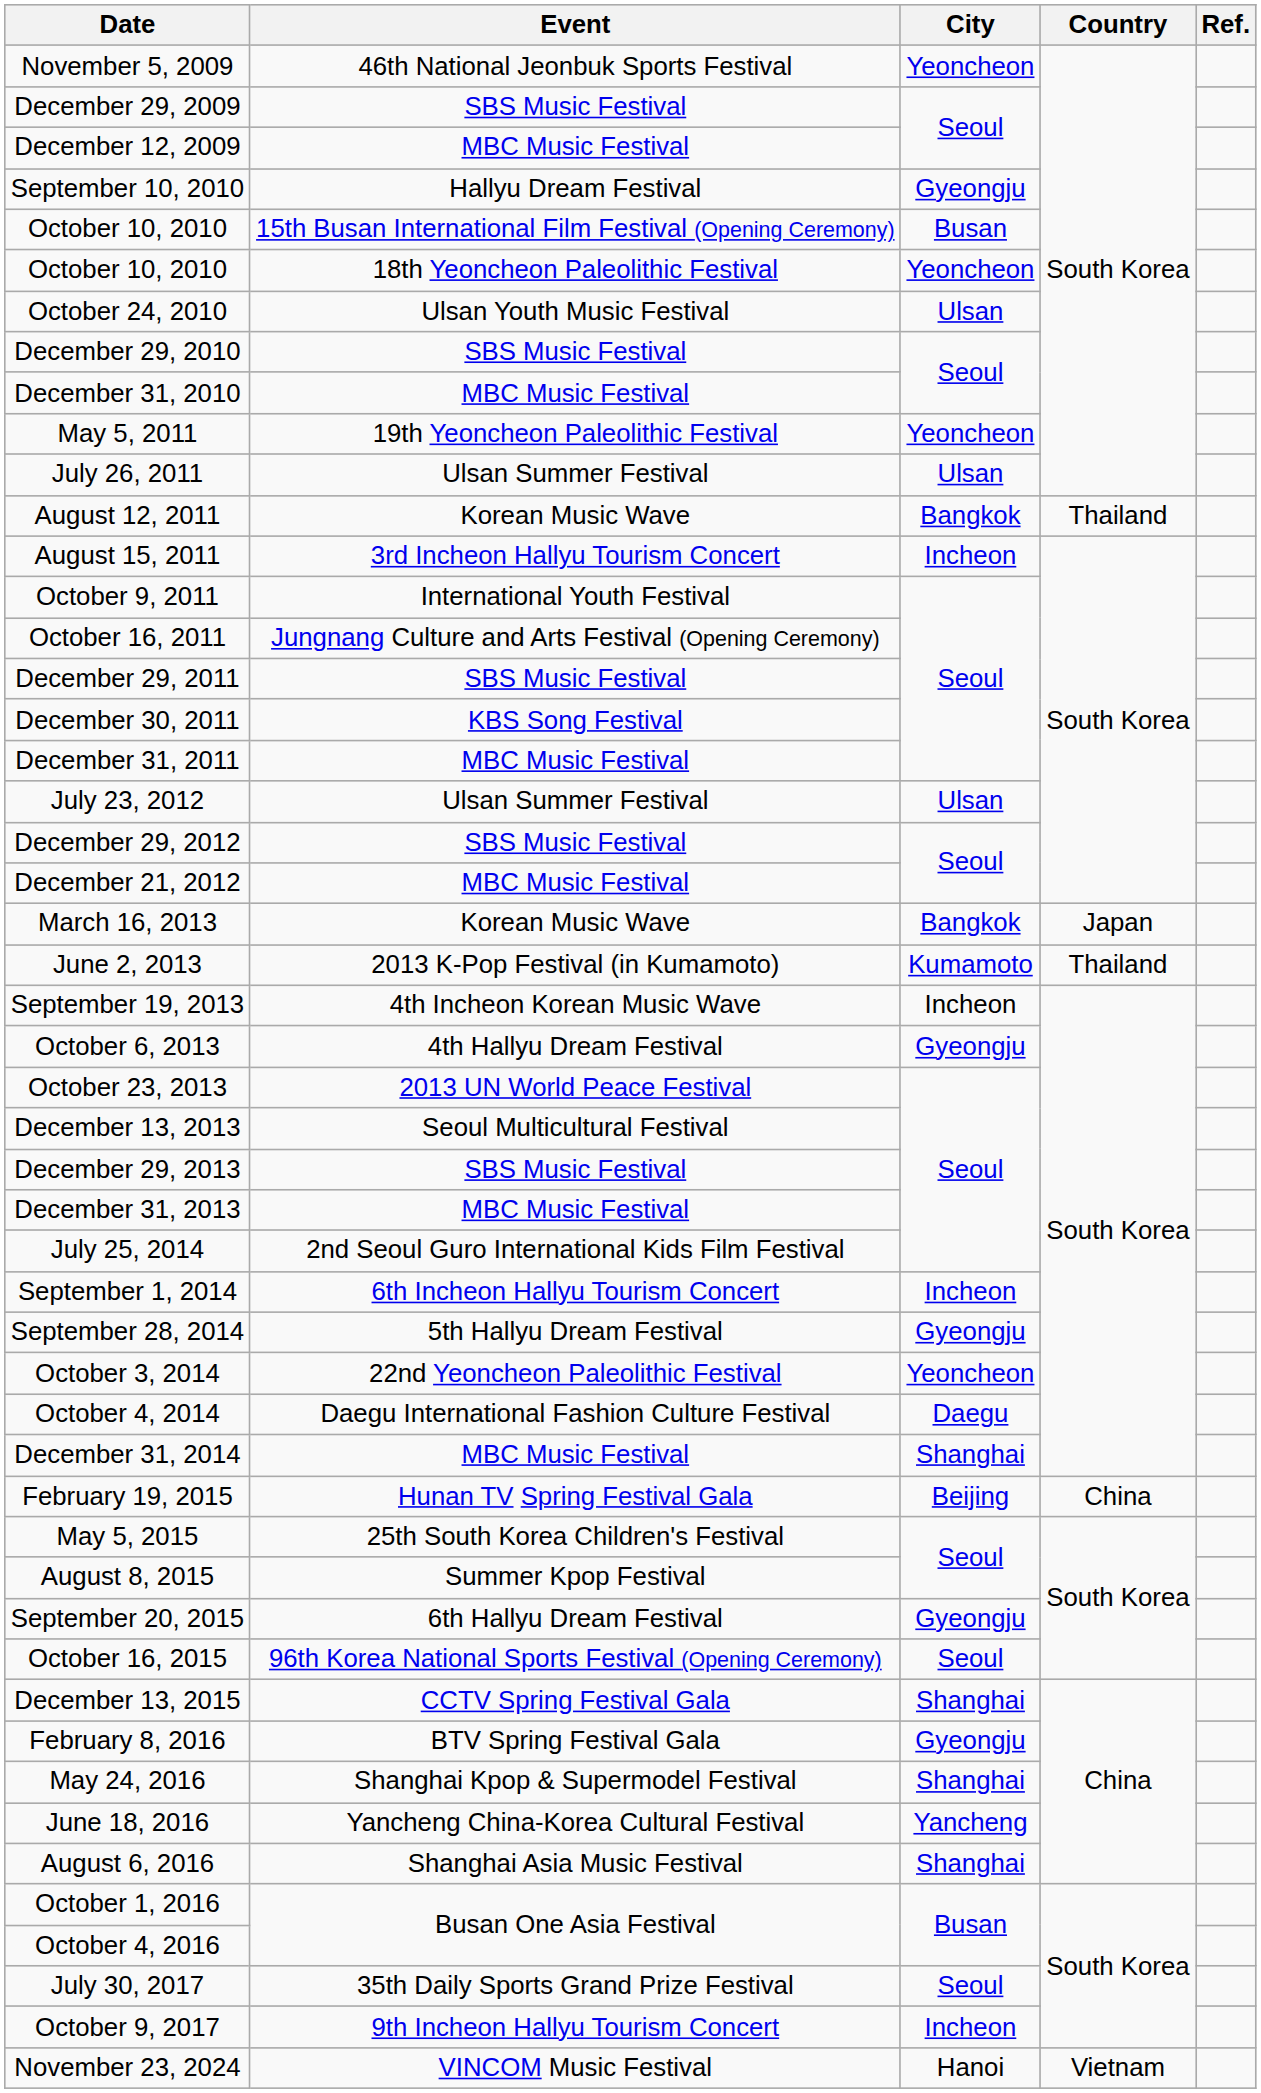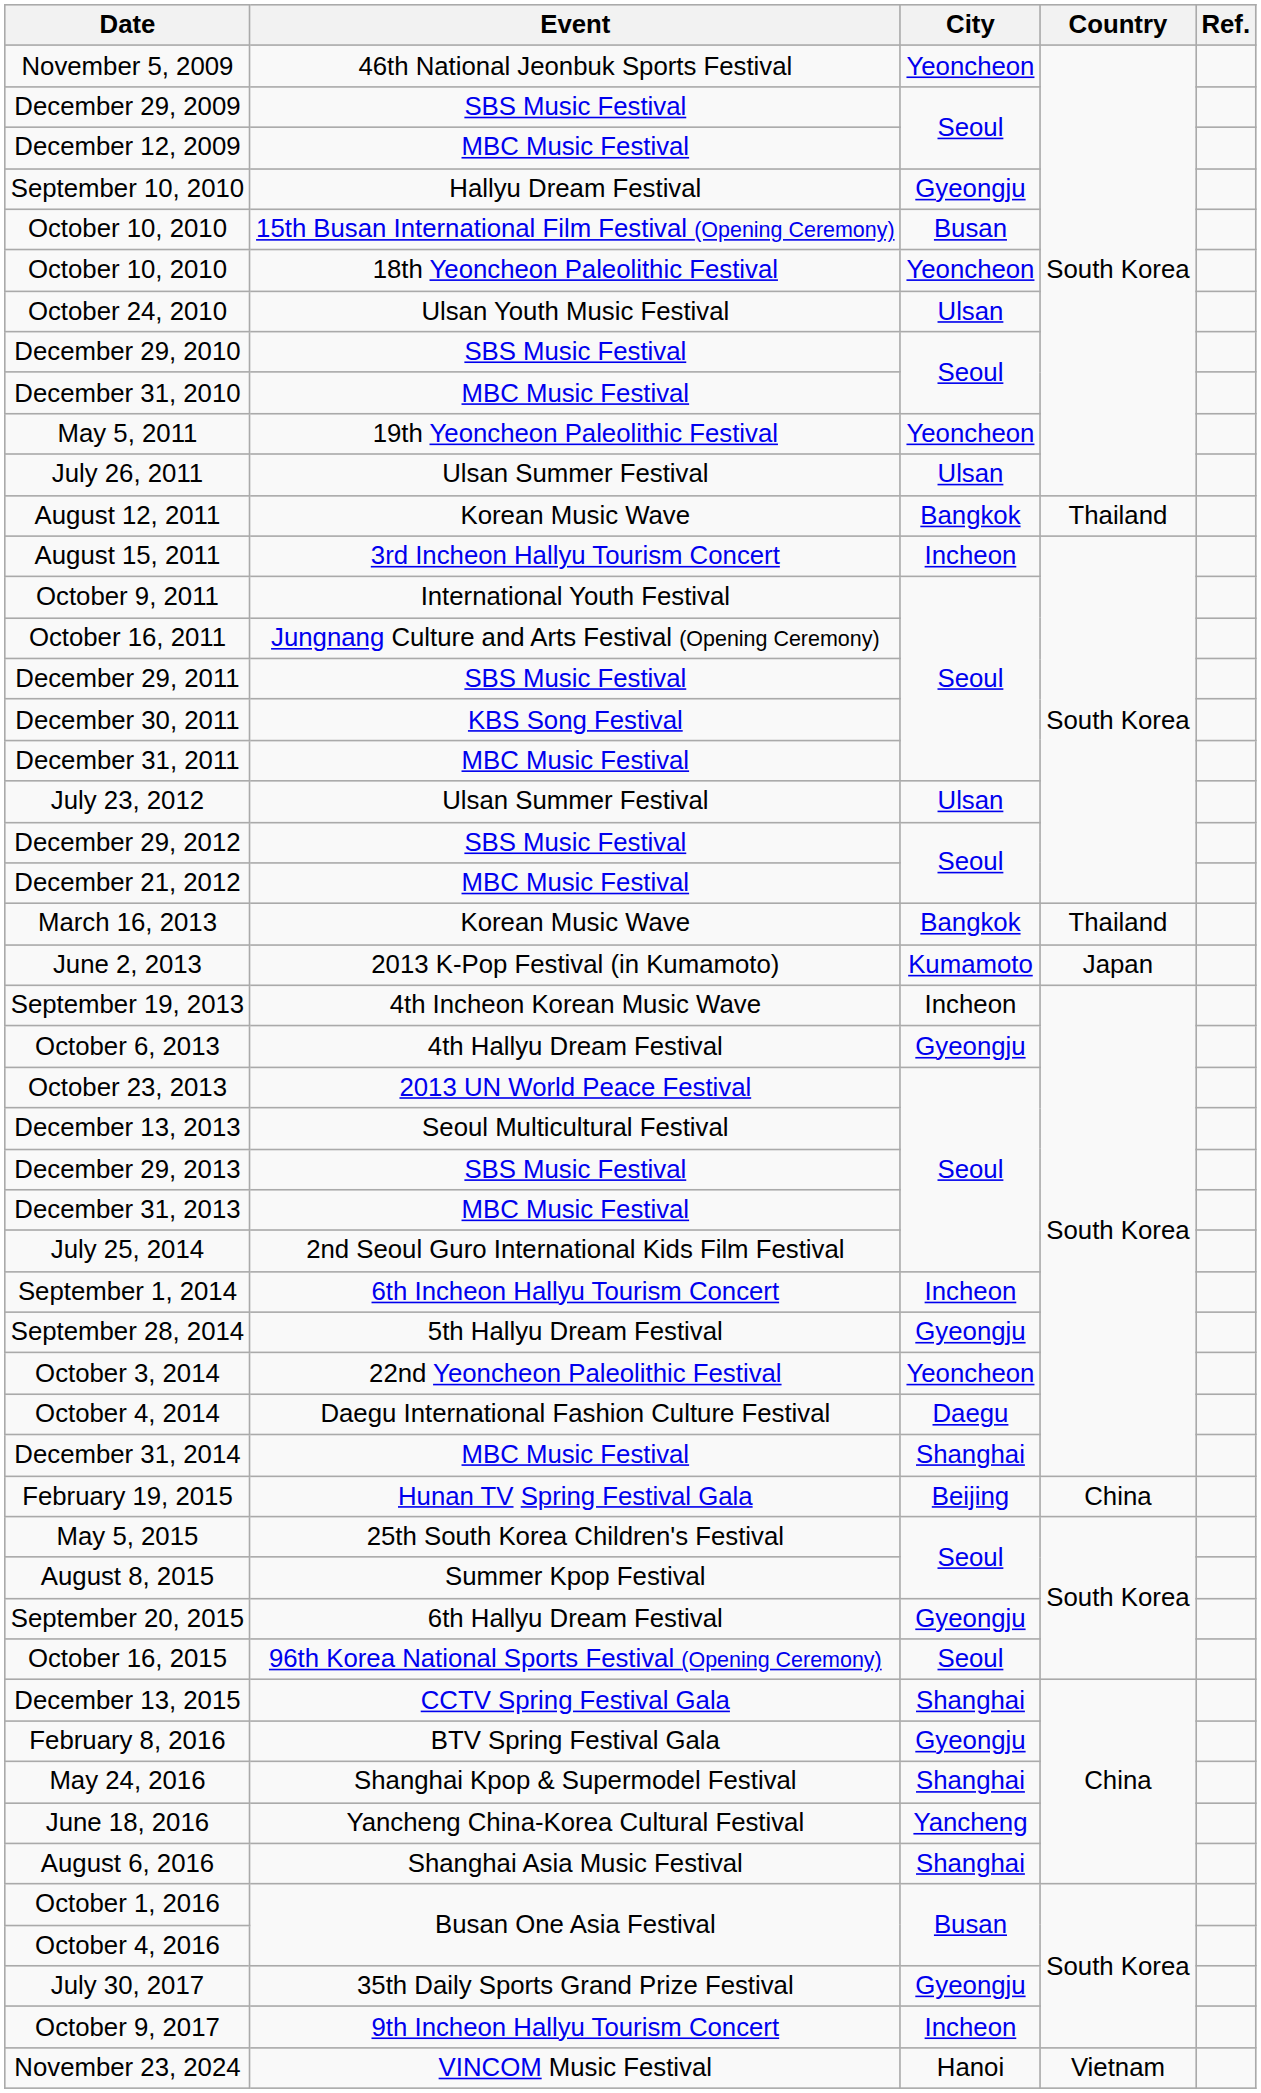(1118, 923) Japan -> (1118, 923) Thailand
(1118, 964) Thailand -> (1118, 964) Japan
(970, 1985) Seoul -> (970, 1985) Gyeongju
